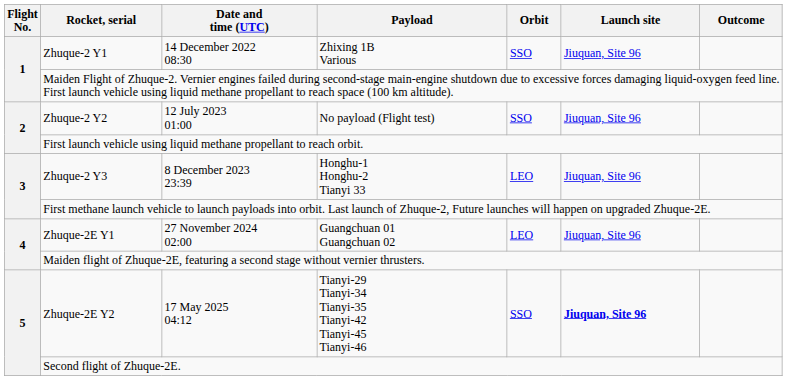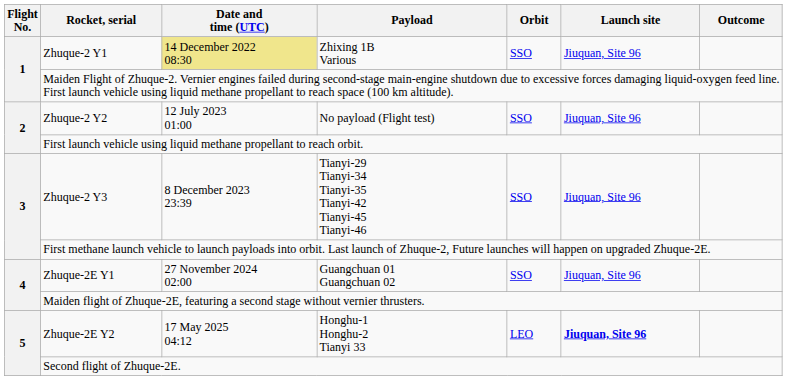(210, 53) no background -> (210, 53) khaki background
(344, 176) Honghu-1 Honghu-2 Tianyi 33 -> (343, 196) Tianyi-29 Tianyi-34 Tianyi-35 Tianyi-42 Tianyi-45 Tianyi-46
(522, 176) LEO -> (521, 196) SSO
(522, 234) LEO -> (521, 275) SSO
(343, 313) Tianyi-29 Tianyi-34 Tianyi-35 Tianyi-42 Tianyi-45 Tianyi-46 -> (344, 333) Honghu-1 Honghu-2 Tianyi 33
(521, 313) SSO -> (522, 333) LEO
